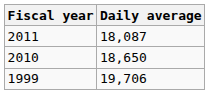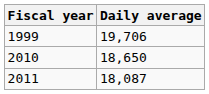rows swapped: (23, 79) <-> (23, 36)
